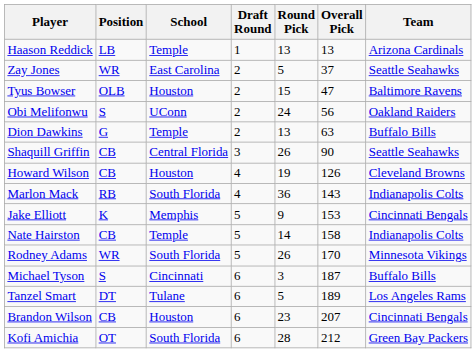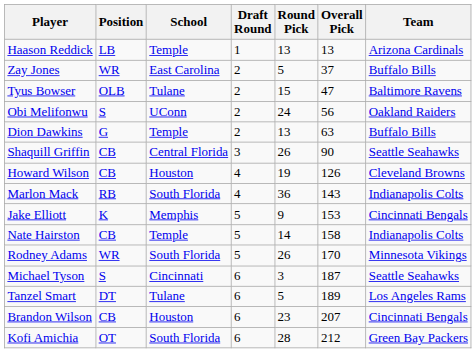(414, 70) Seattle Seahawks -> (402, 70) Buffalo Bills
(171, 91) Houston -> (167, 91) Tulane
(402, 276) Buffalo Bills -> (414, 276) Seattle Seahawks
